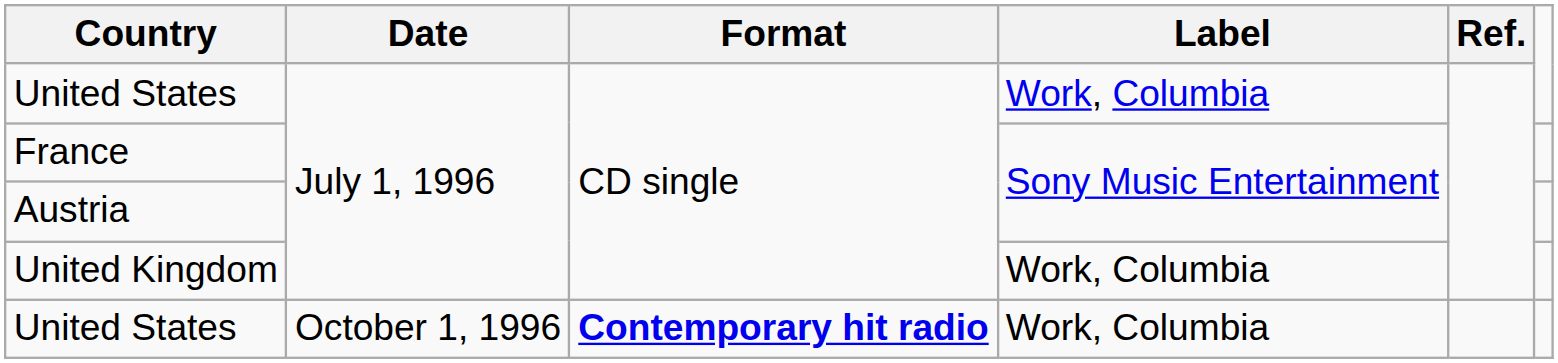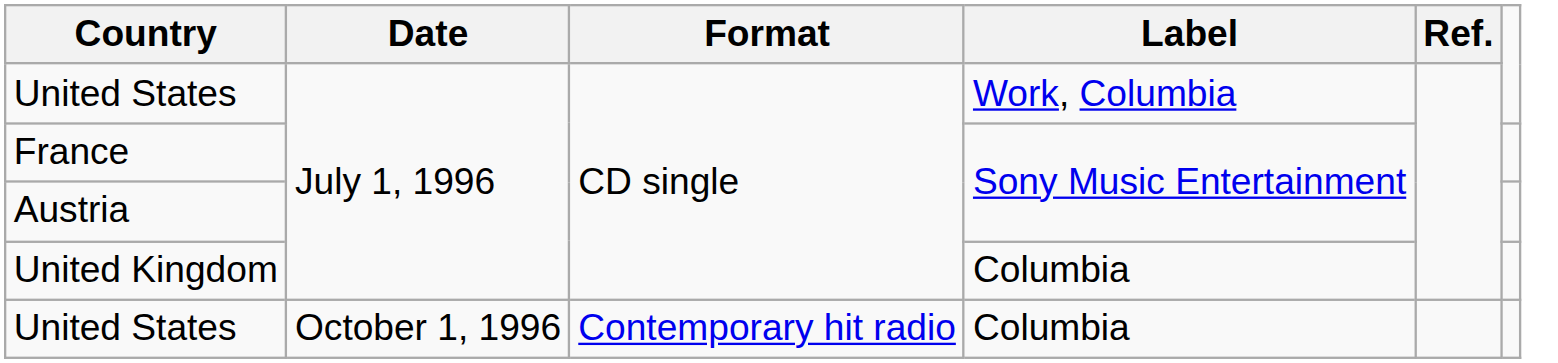(1137, 269) Work, Columbia -> (1051, 269) Columbia
(783, 328) bold -> (767, 328) normal
(1137, 328) Work, Columbia -> (1051, 328) Columbia
